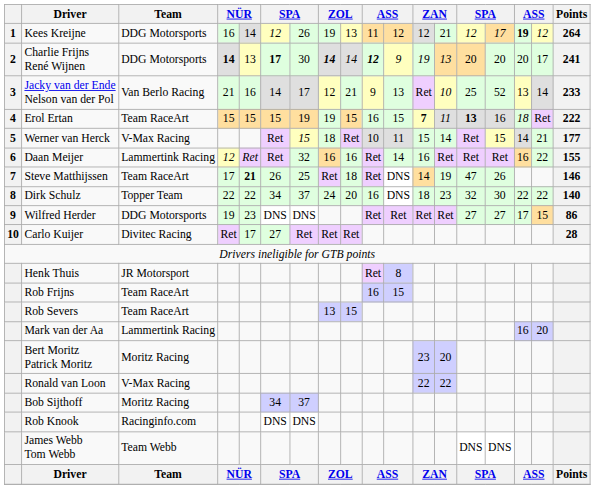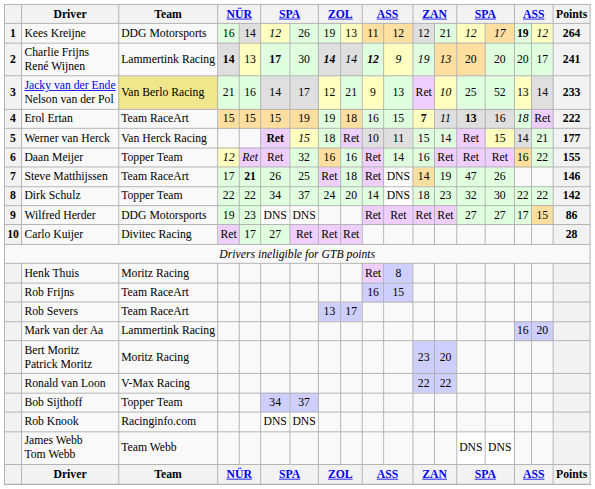(164, 59) DDG Motorsports -> (168, 59) Lammertink Racing
(163, 92) no background -> (163, 92) khaki background
(351, 118) 15 -> (351, 118) 18
(156, 137) V-Max Racing -> (164, 137) Van Herck Racing
(275, 137) normal -> (275, 137) bold
(168, 157) Lammertink Racing -> (152, 157) Topper Team
(373, 195) 16 -> (373, 195) 14
(572, 195) 140 -> (572, 195) 142
(155, 272) JR Motorsport -> (155, 272) Moritz Racing
(351, 311) 15 -> (351, 311) 17
(155, 402) Moritz Racing -> (152, 402) Topper Team
